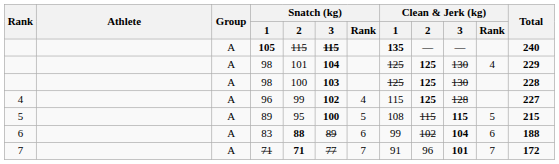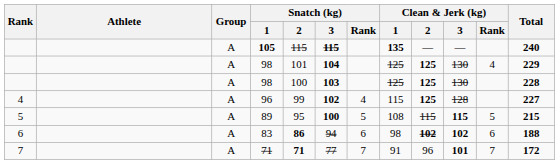(299, 133) 88 -> (299, 133) 86
(331, 133) 89 -> (331, 133) 94
(396, 133) 99 -> (396, 133) 98
(428, 133) normal -> (428, 133) bold
(460, 133) 104 -> (460, 133) 102
